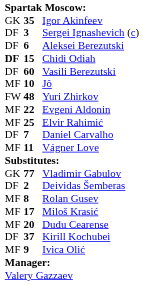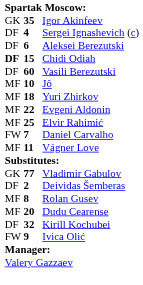(26, 32) 3 -> (26, 32) 4
(13, 96) FW -> (13, 96) MF
(29, 96) 48 -> (29, 96) 18
(12, 134) DF -> (13, 134) FW
- row: (70, 211)
(29, 236) 37 -> (29, 224) 32
(13, 249) MF -> (13, 236) FW
